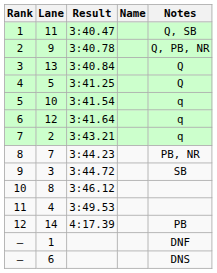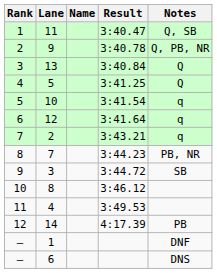columns swapped: (133, 13) <-> (92, 13)
